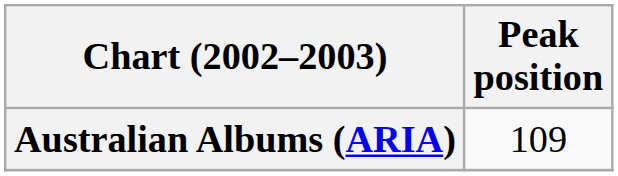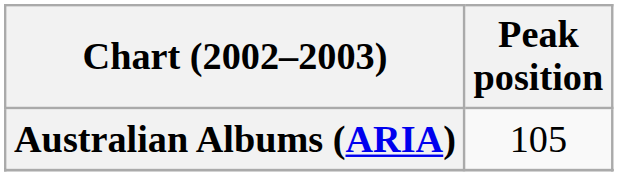(538, 138) 109 -> (538, 138) 105
